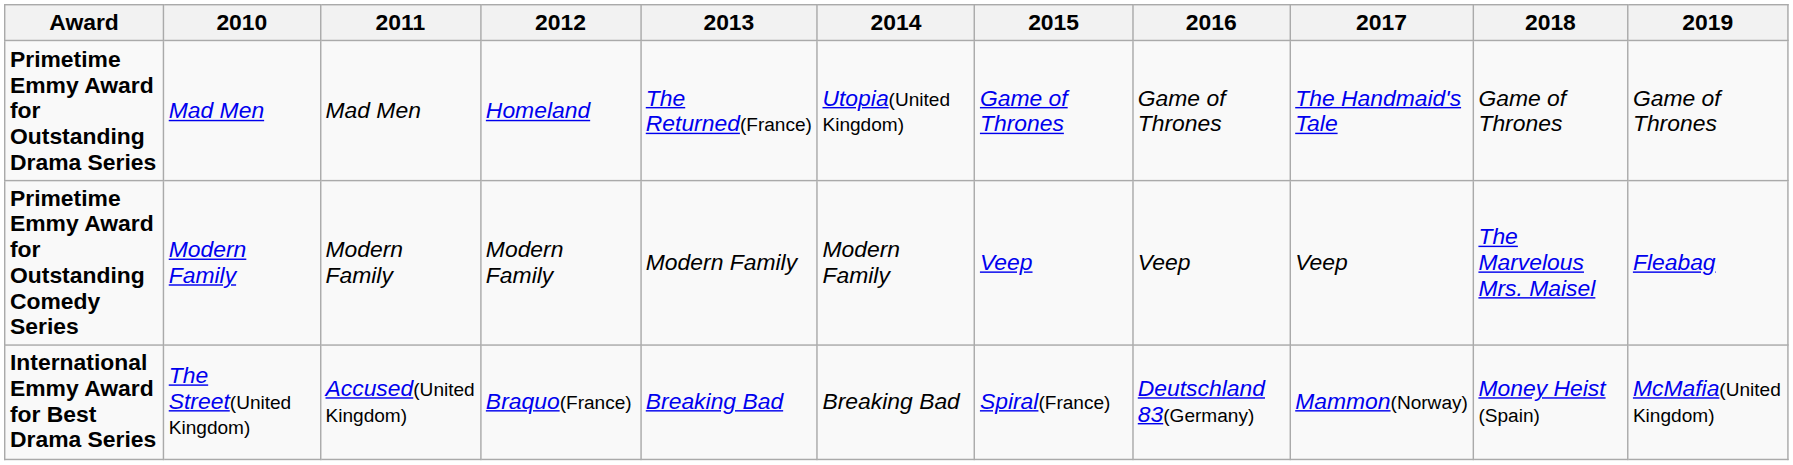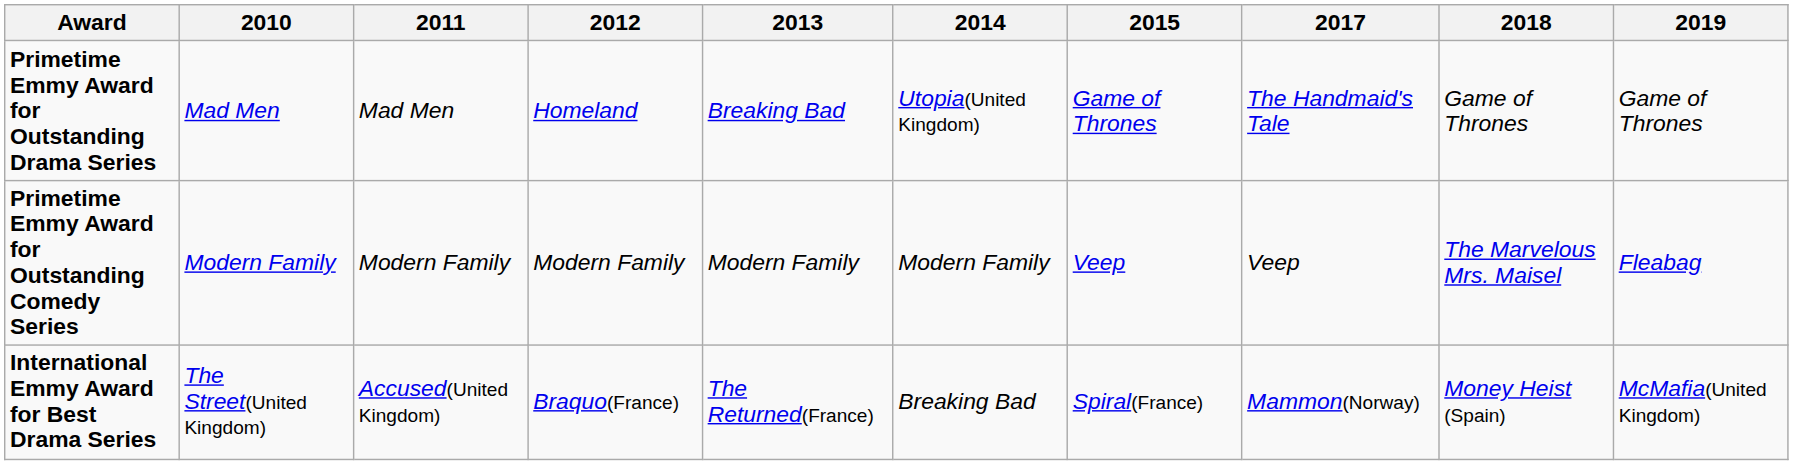- column: (1211, 22)
(729, 110) The Returned(France) -> (776, 110) Breaking Bad
(714, 401) Breaking Bad -> (791, 401) The Returned(France)
